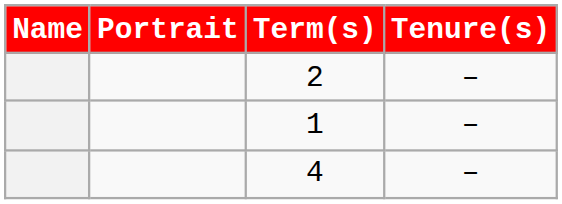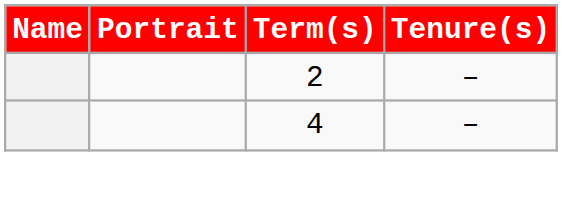- row: (315, 125)
